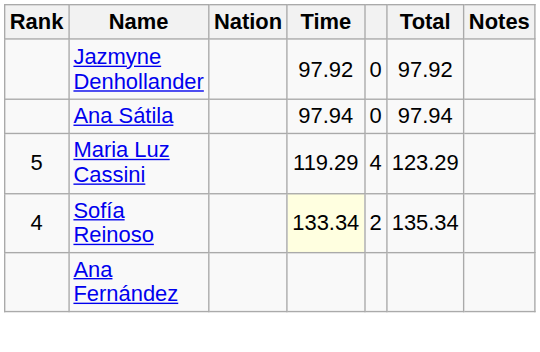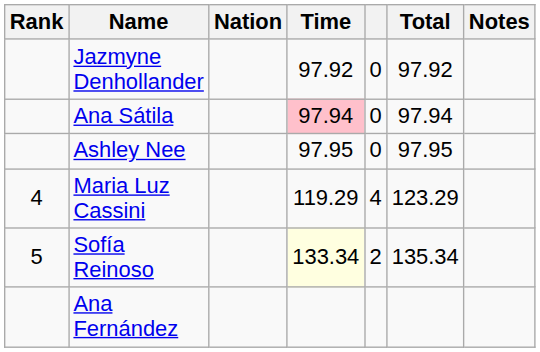(326, 116) no background -> (326, 116) pink background
+ row: (129, 150)
(37, 163) 5 -> (37, 197) 4
(37, 222) 4 -> (37, 257) 5
